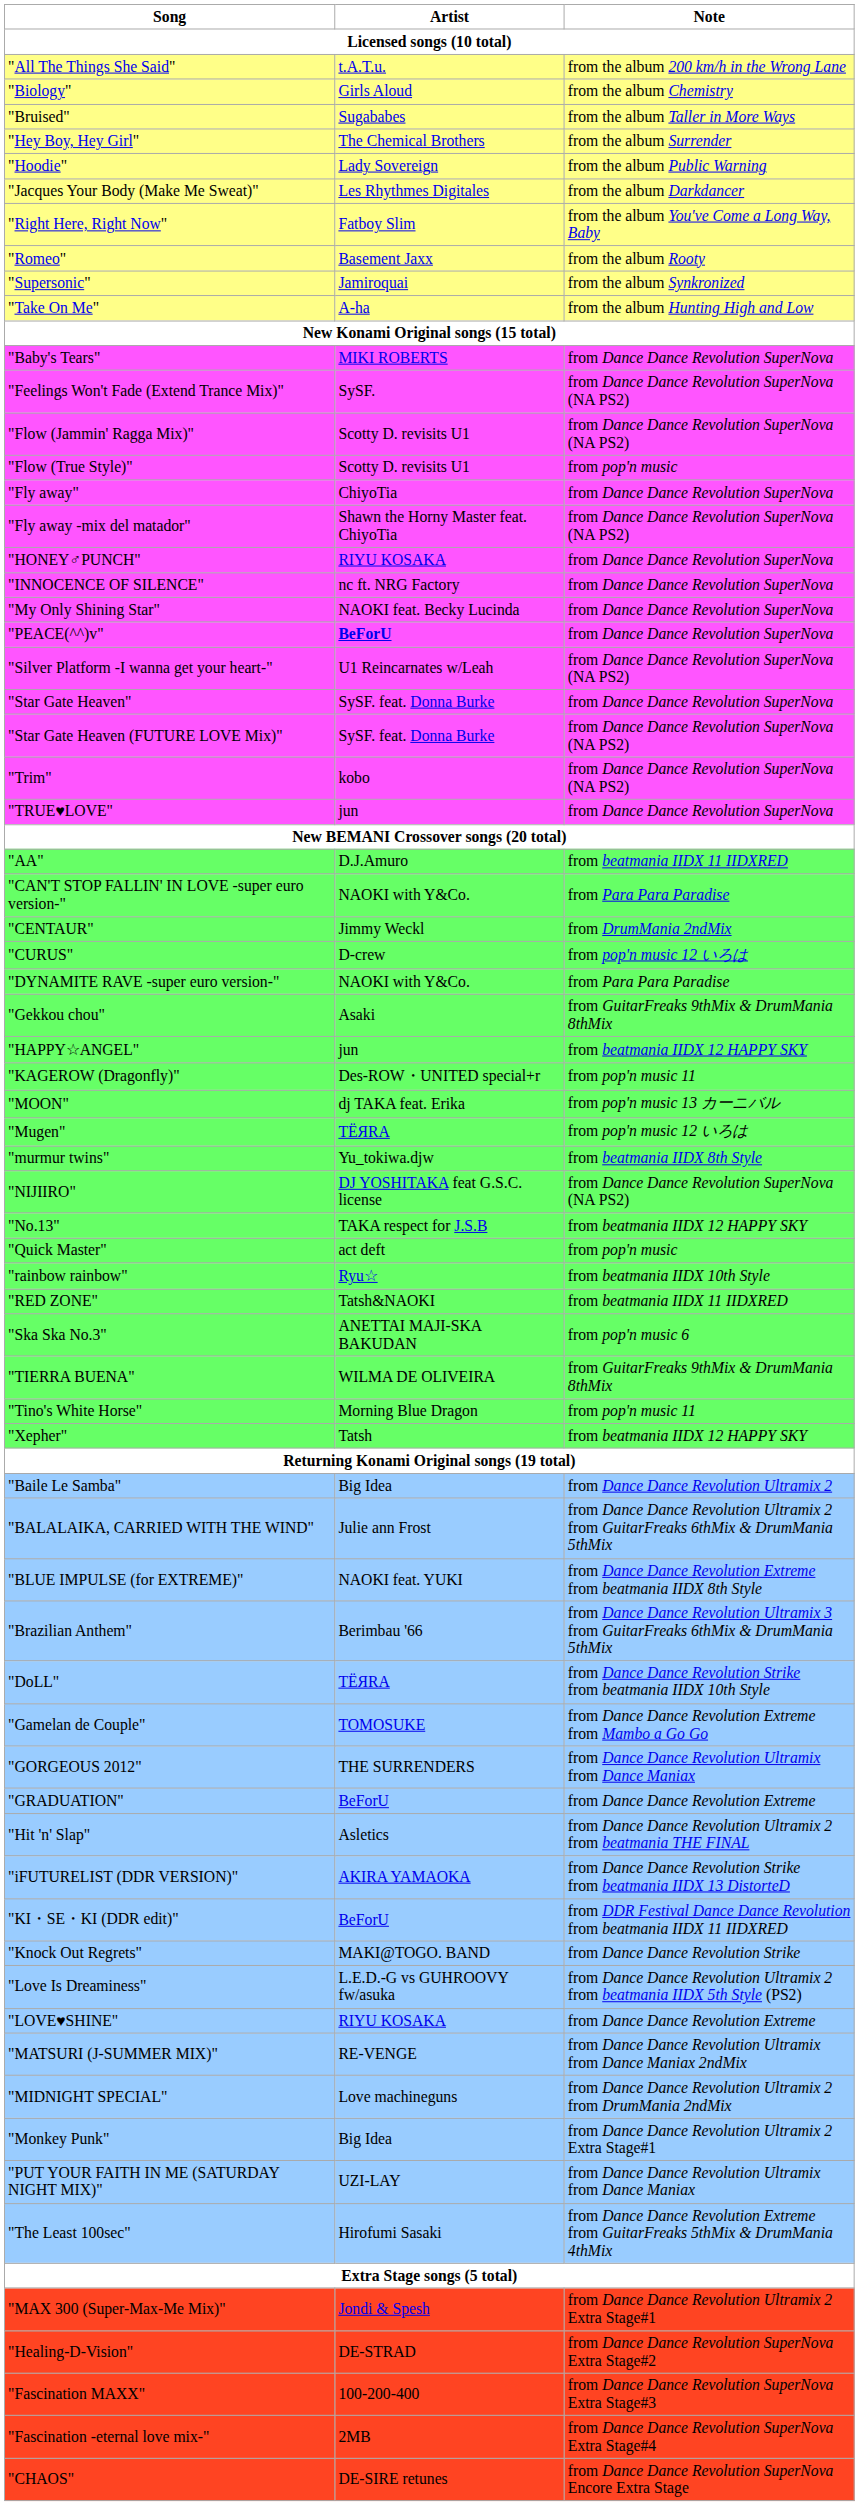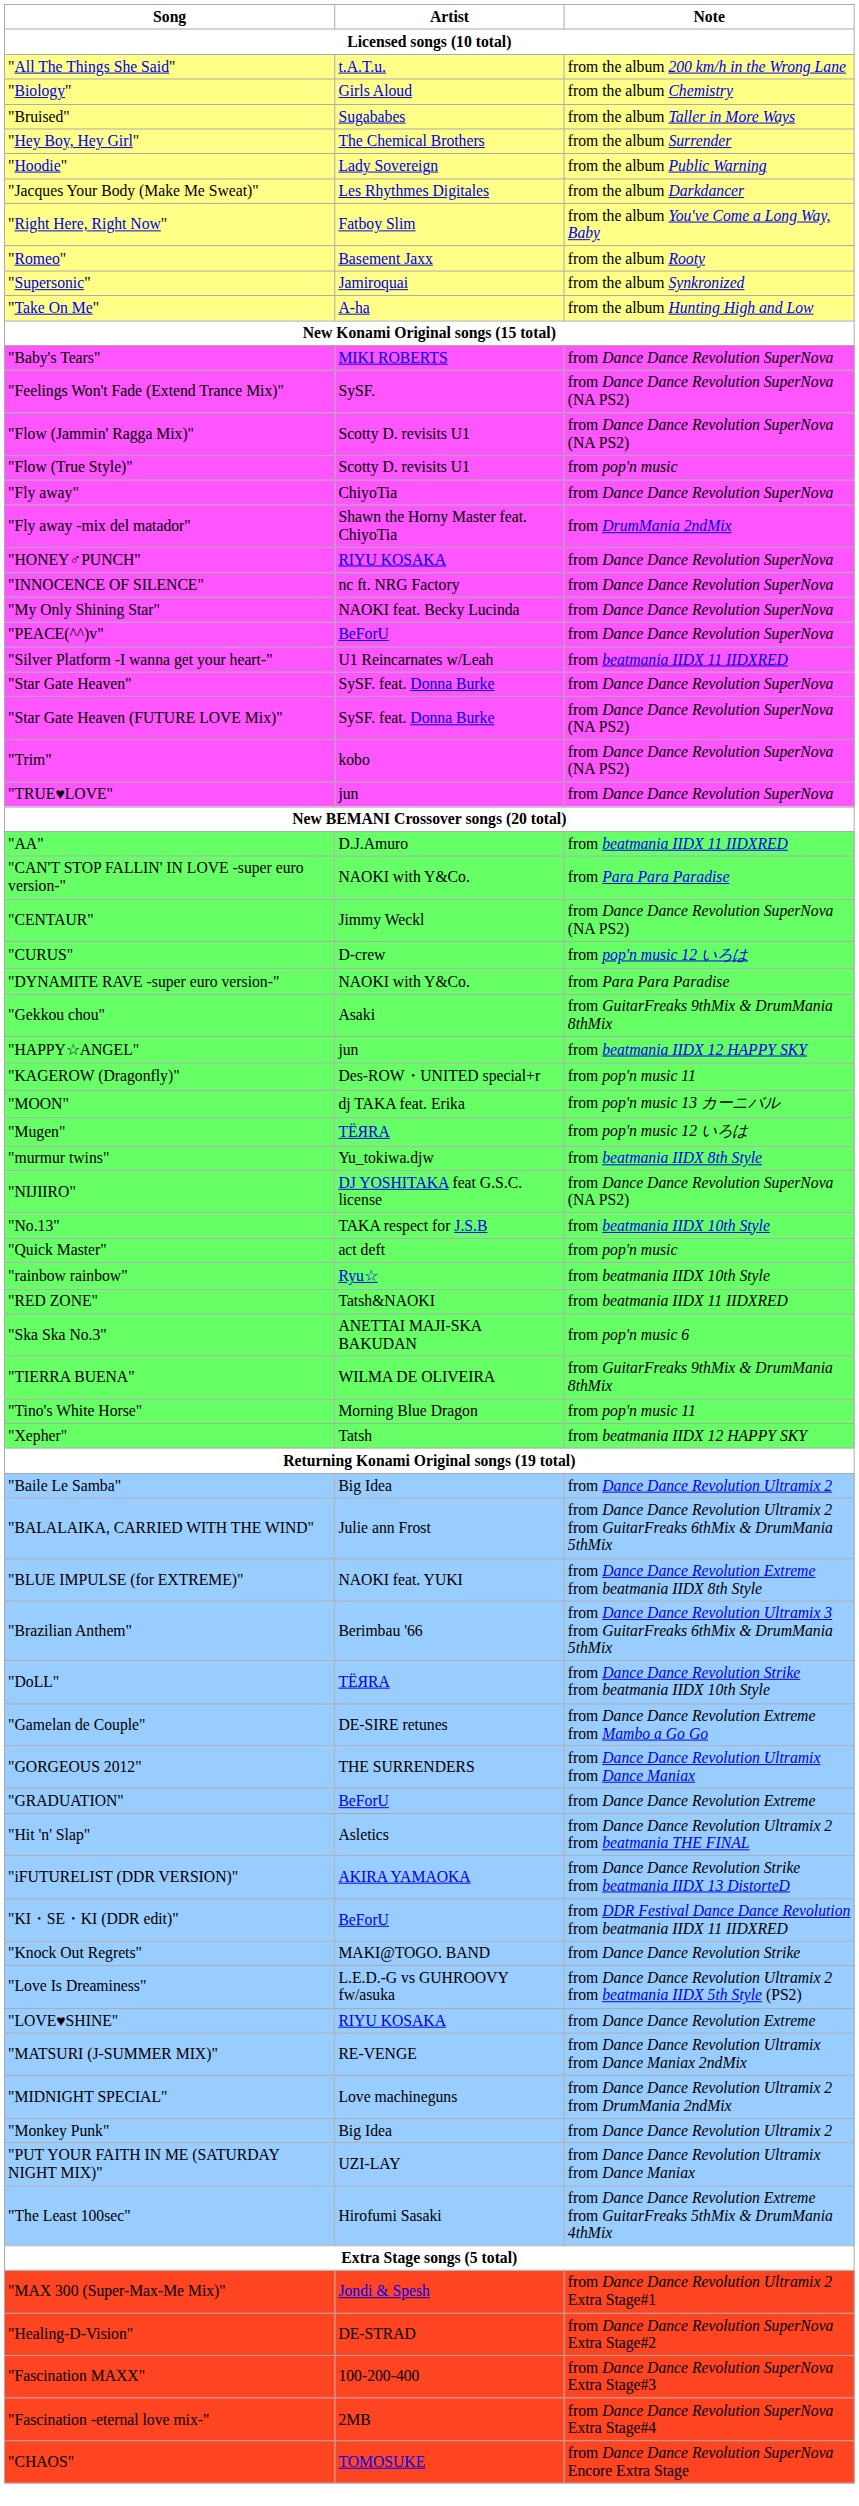(701, 526) from Dance Dance Revolution SuperNova (NA PS2) -> (650, 526) from DrumMania 2ndMix
(365, 634) bold -> (364, 634) normal
(701, 668) from Dance Dance Revolution SuperNova (NA PS2) -> (678, 659) from beatmania IIDX 11 IIDXRED
(650, 928) from DrumMania 2ndMix -> (701, 920) from Dance Dance Revolution SuperNova (NA PS2)
(687, 1225) from beatmania IIDX 12 HAPPY SKY -> (669, 1225) from beatmania IIDX 10th Style
(382, 1724) TOMOSUKE -> (393, 1724) DE-SIRE retunes
(700, 2139) from Dance Dance Revolution Ultramix 2 Extra Stage#1 -> (700, 2130) from Dance Dance Revolution Ultramix 2
(393, 2479) DE-SIRE retunes -> (382, 2461) TOMOSUKE
